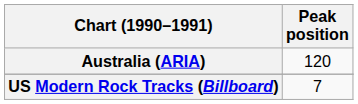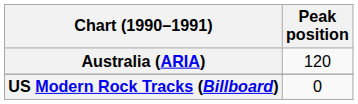(317, 86) 7 -> (317, 86) 0
